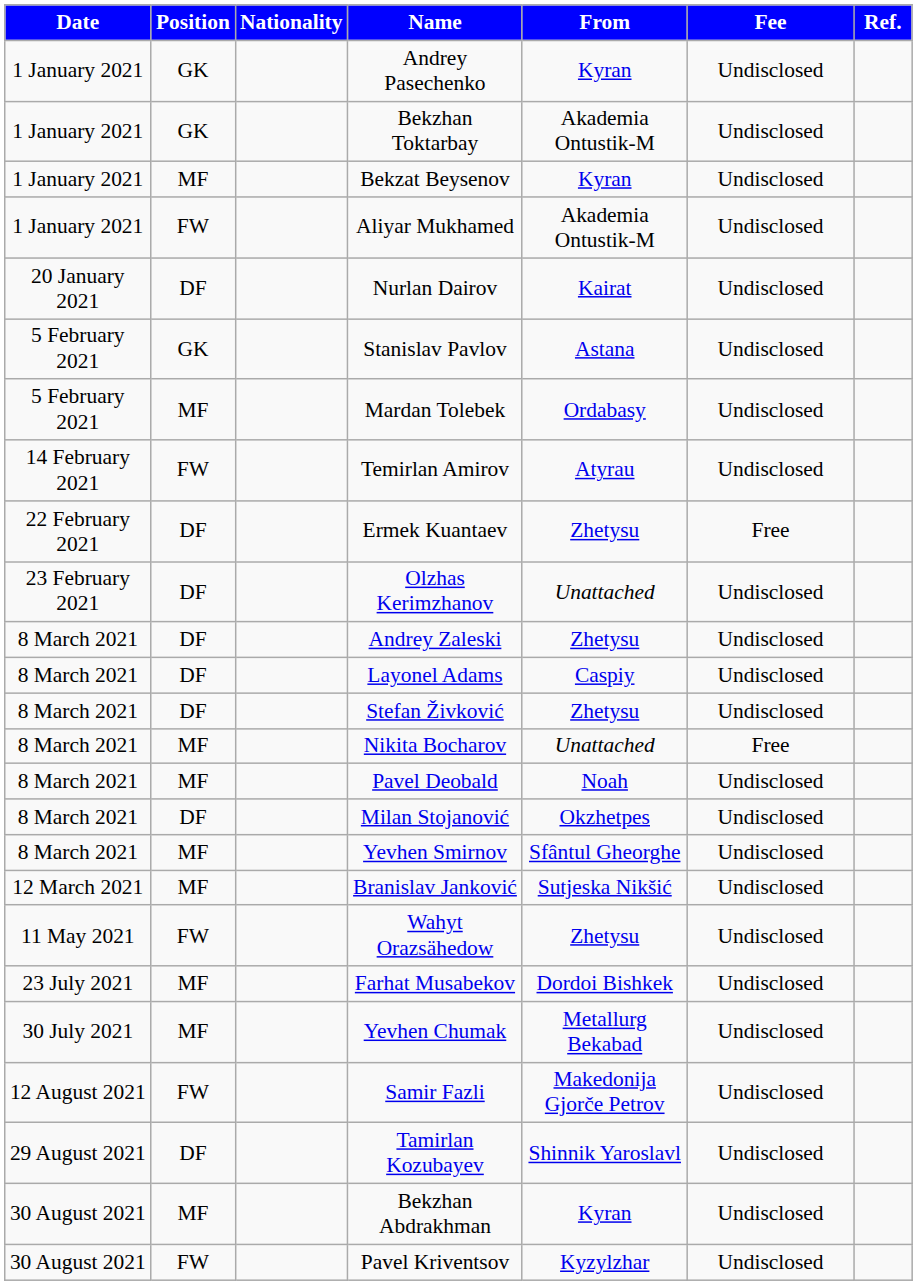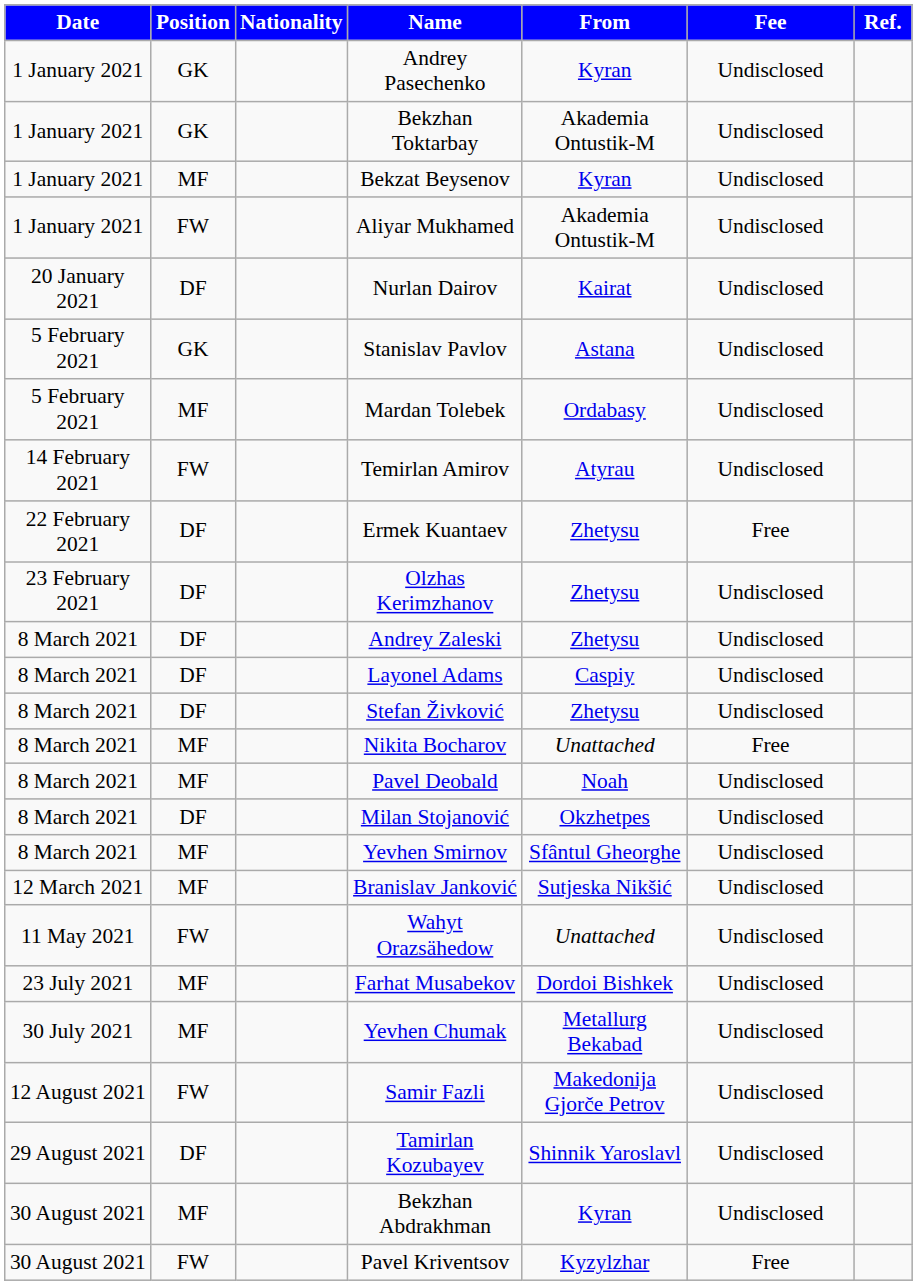(605, 591) Unattached -> (605, 591) Zhetysu
(605, 935) Zhetysu -> (605, 935) Unattached
(771, 1261) Undisclosed -> (771, 1261) Free
